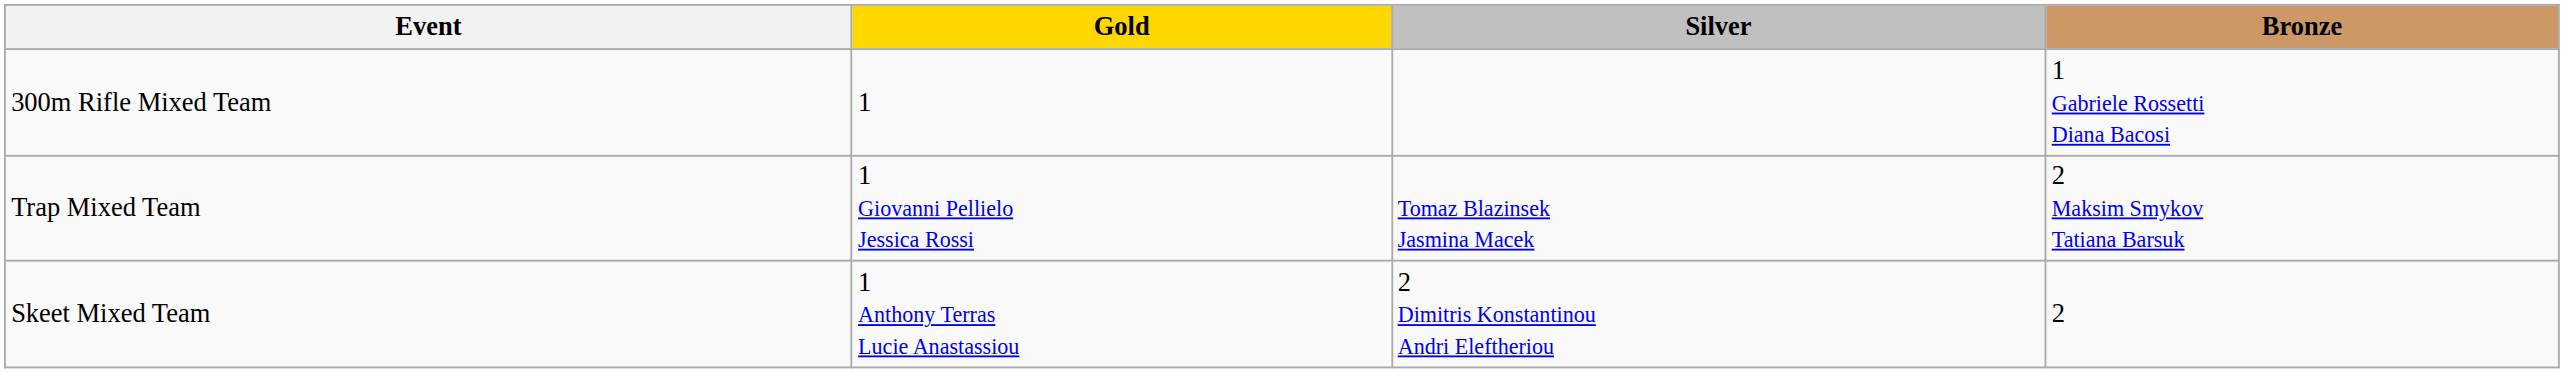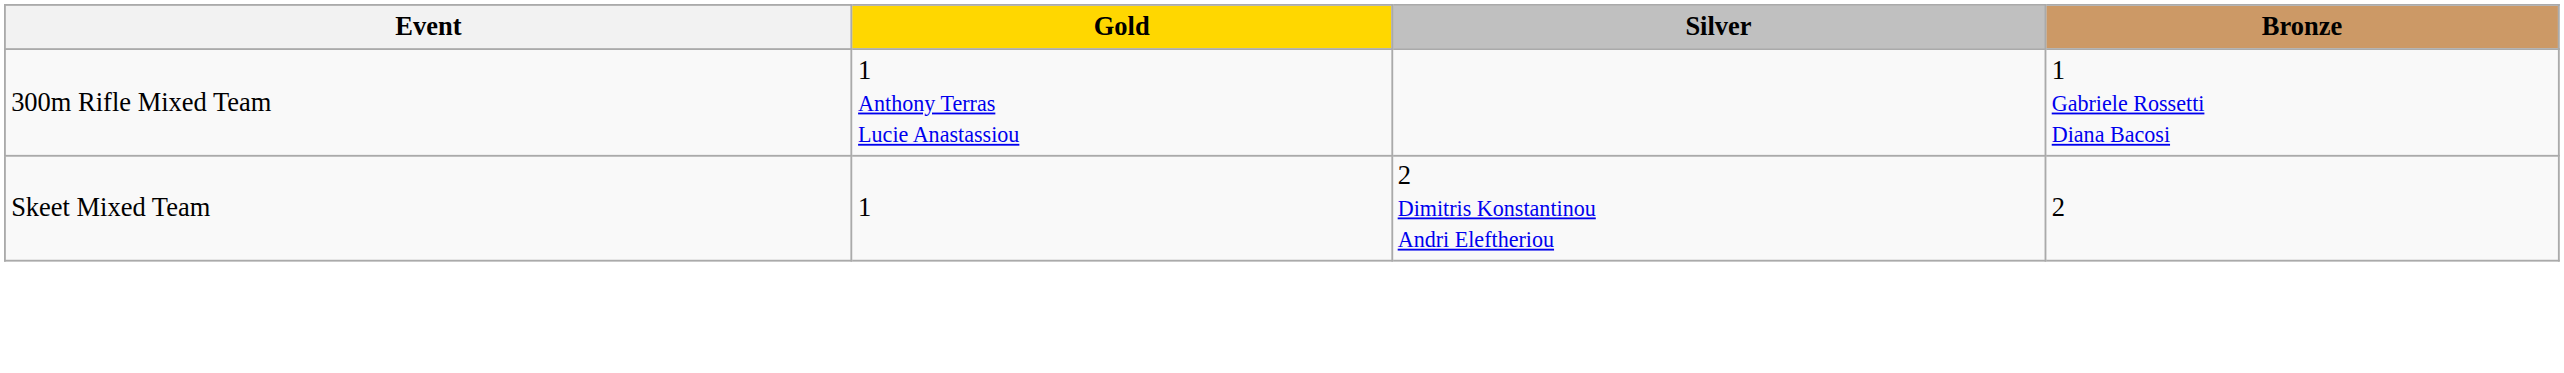(865, 101) 1 -> (939, 101) 1 Anthony Terras Lucie Anastassiou
- row: (106, 207)
(939, 314) 1 Anthony Terras Lucie Anastassiou -> (865, 207) 1
